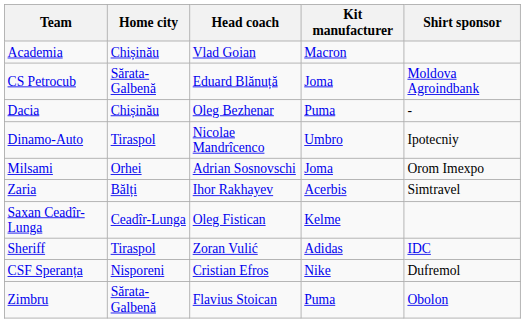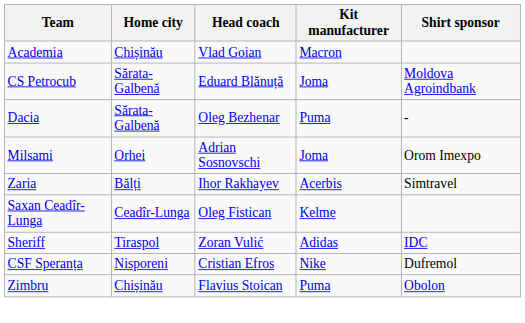(135, 110) Chișinău -> (137, 118) Sărata-Galbenă
- row: (45, 139)
(133, 299) Sărata-Galbenă -> (138, 285) Chișinău
